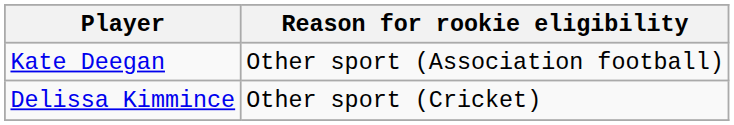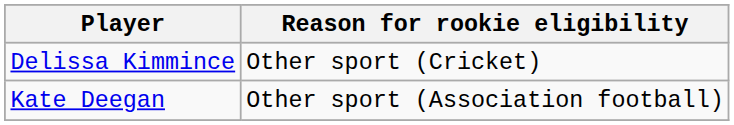rows swapped: (88, 62) <-> (123, 100)
